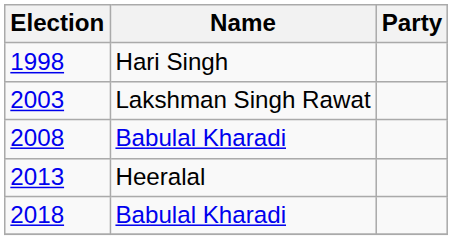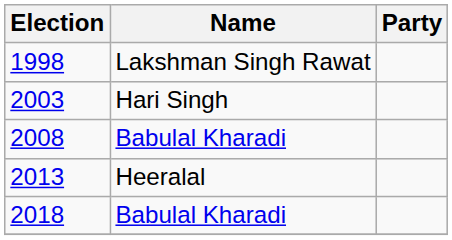(172, 61) Hari Singh -> (243, 61) Lakshman Singh Rawat
(243, 100) Lakshman Singh Rawat -> (172, 100) Hari Singh
